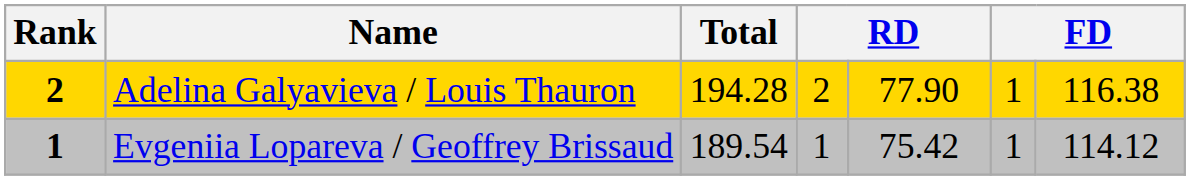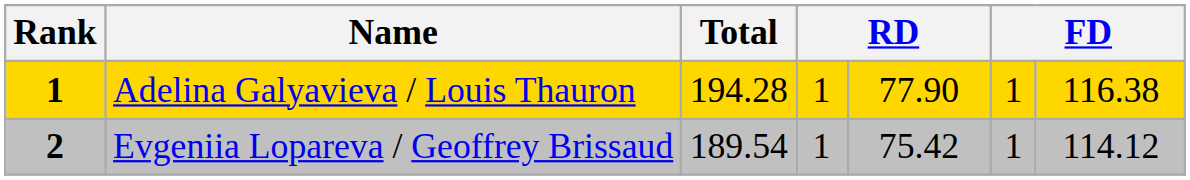(55, 89) 2 -> (55, 89) 1
(822, 89) 2 -> (822, 89) 1
(55, 145) 1 -> (55, 145) 2
